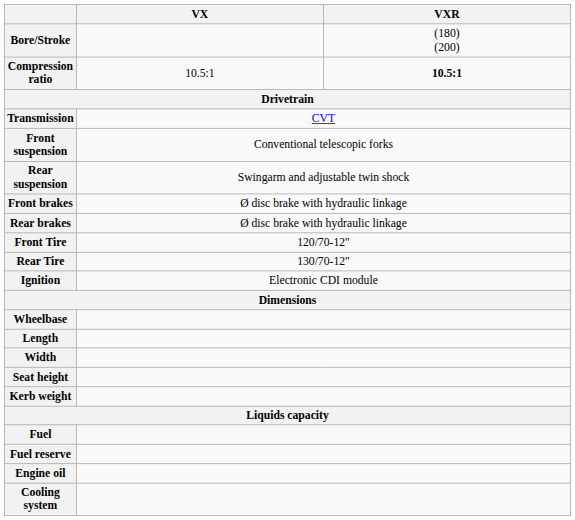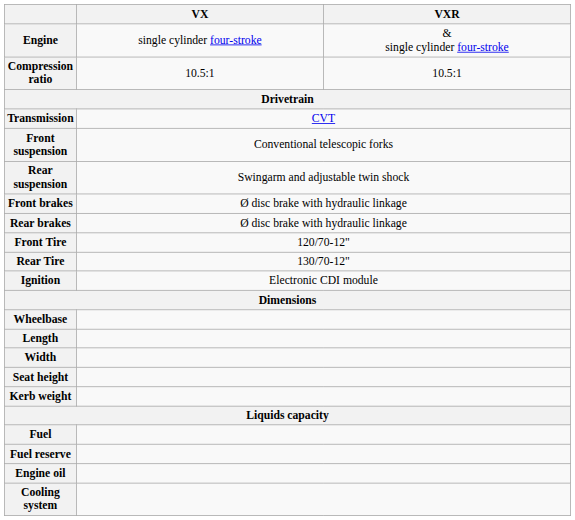+ row: (40, 40)
- row: (40, 40)
(447, 73) bold -> (447, 73) normal
